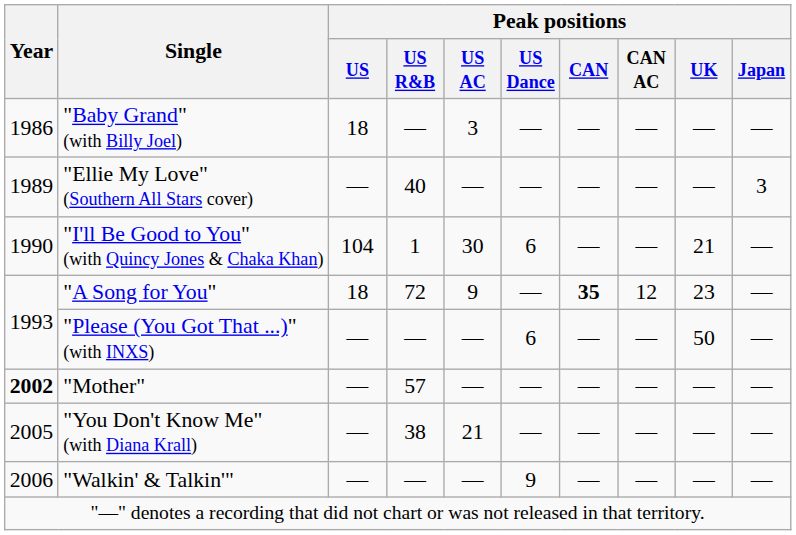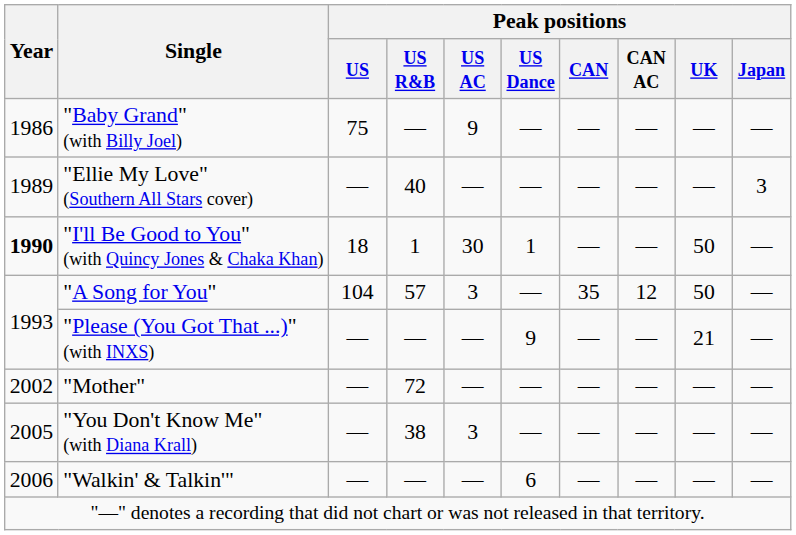(357, 127) 18 -> (357, 127) 75
(473, 127) 3 -> (473, 127) 9
(31, 245) normal -> (31, 245) bold
(357, 245) 104 -> (357, 245) 18
(531, 245) 6 -> (531, 245) 1
(704, 245) 21 -> (704, 245) 50
(357, 292) 18 -> (357, 292) 104
(415, 292) 72 -> (415, 292) 57
(473, 292) 9 -> (473, 292) 3
(589, 292) bold -> (589, 292) normal
(704, 292) 23 -> (704, 292) 50
(531, 338) 6 -> (531, 338) 9
(704, 338) 50 -> (704, 338) 21
(31, 385) bold -> (31, 385) normal
(415, 385) 57 -> (415, 385) 72
(473, 432) 21 -> (473, 432) 3
(531, 479) 9 -> (531, 479) 6
